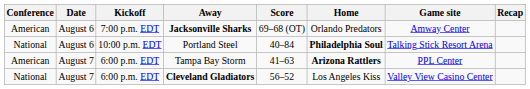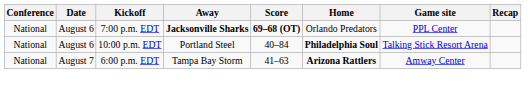(30, 28) American -> (30, 28) National
(282, 28) normal -> (277, 28) bold
(440, 28) Amway Center -> (435, 28) PPL Center
(30, 60) American -> (30, 60) National
(440, 60) PPL Center -> (435, 60) Amway Center
- row: (210, 76)
